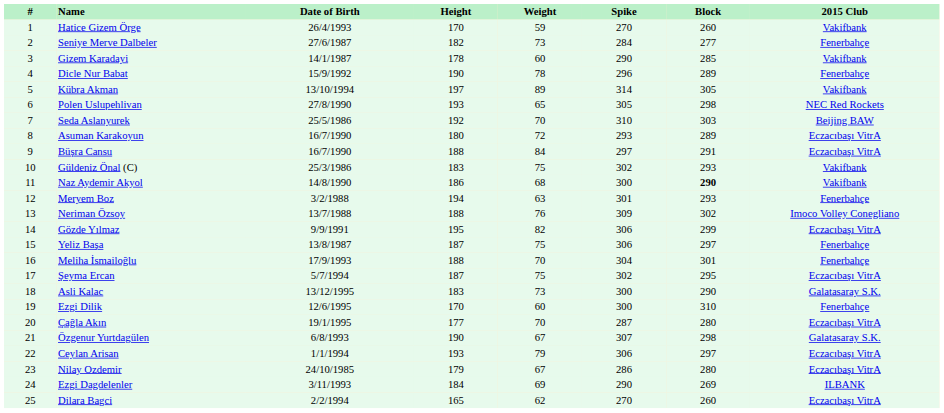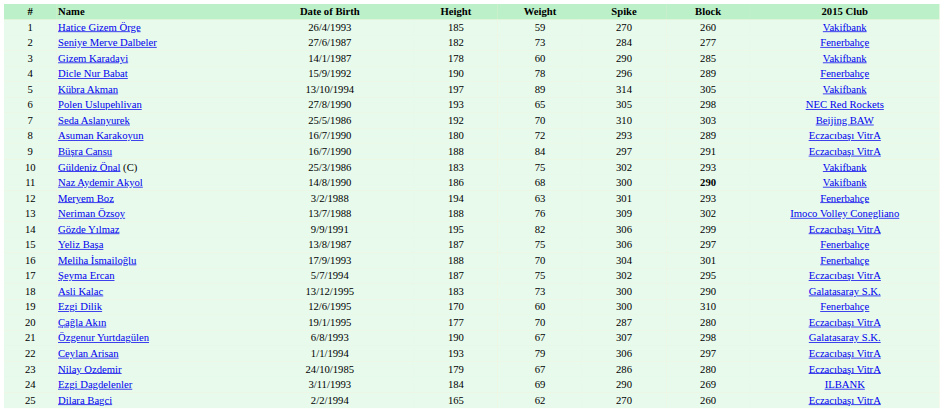(456, 27) 170 -> (456, 27) 185
